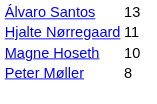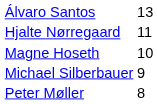+ row: (69, 73)
